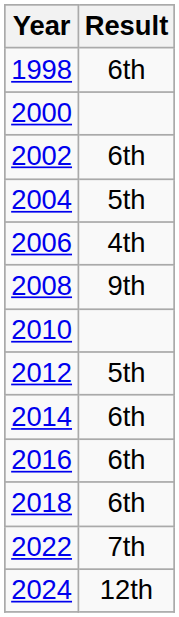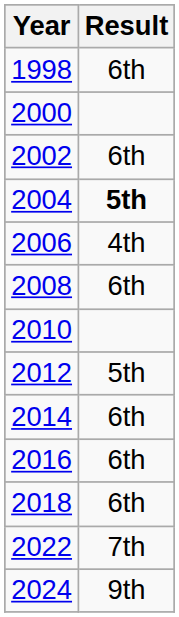(126, 199) normal -> (126, 199) bold
(126, 286) 9th -> (126, 286) 6th
(126, 590) 12th -> (126, 590) 9th
